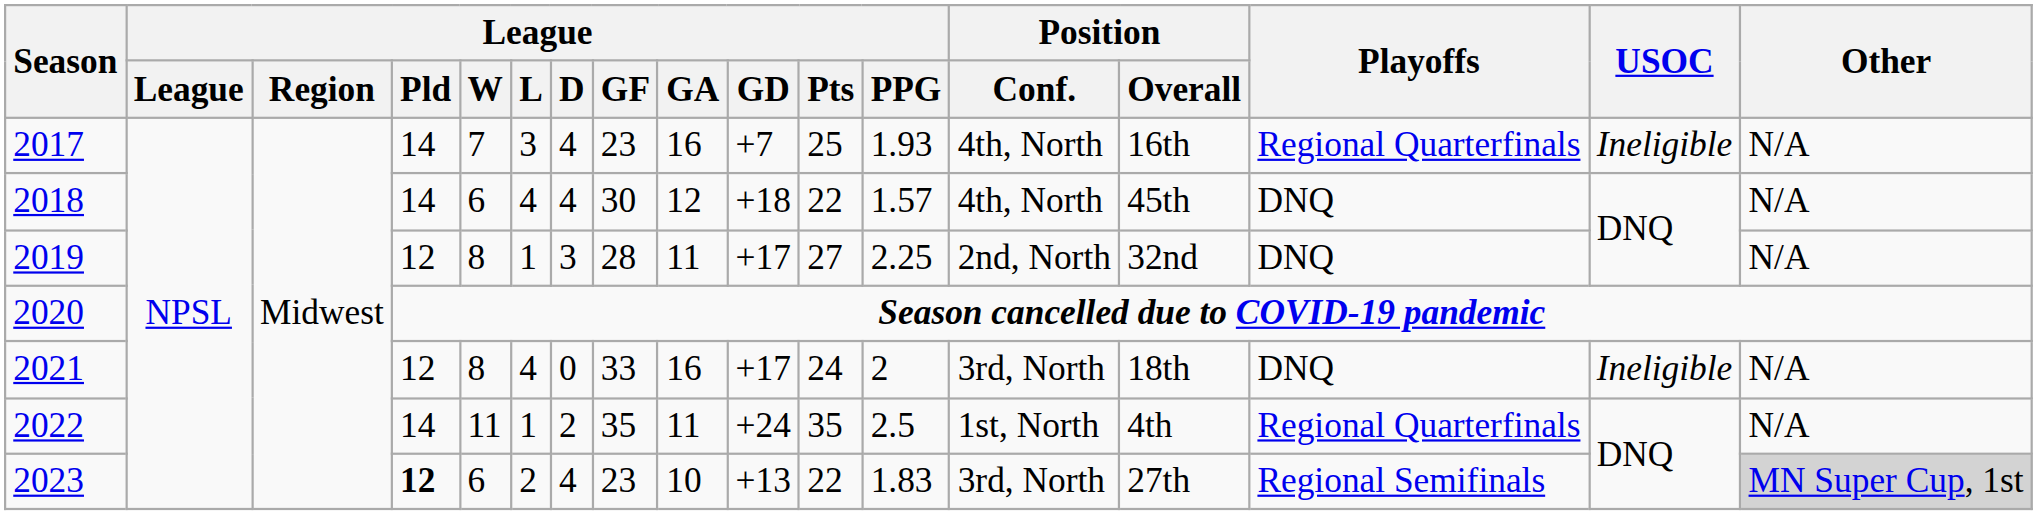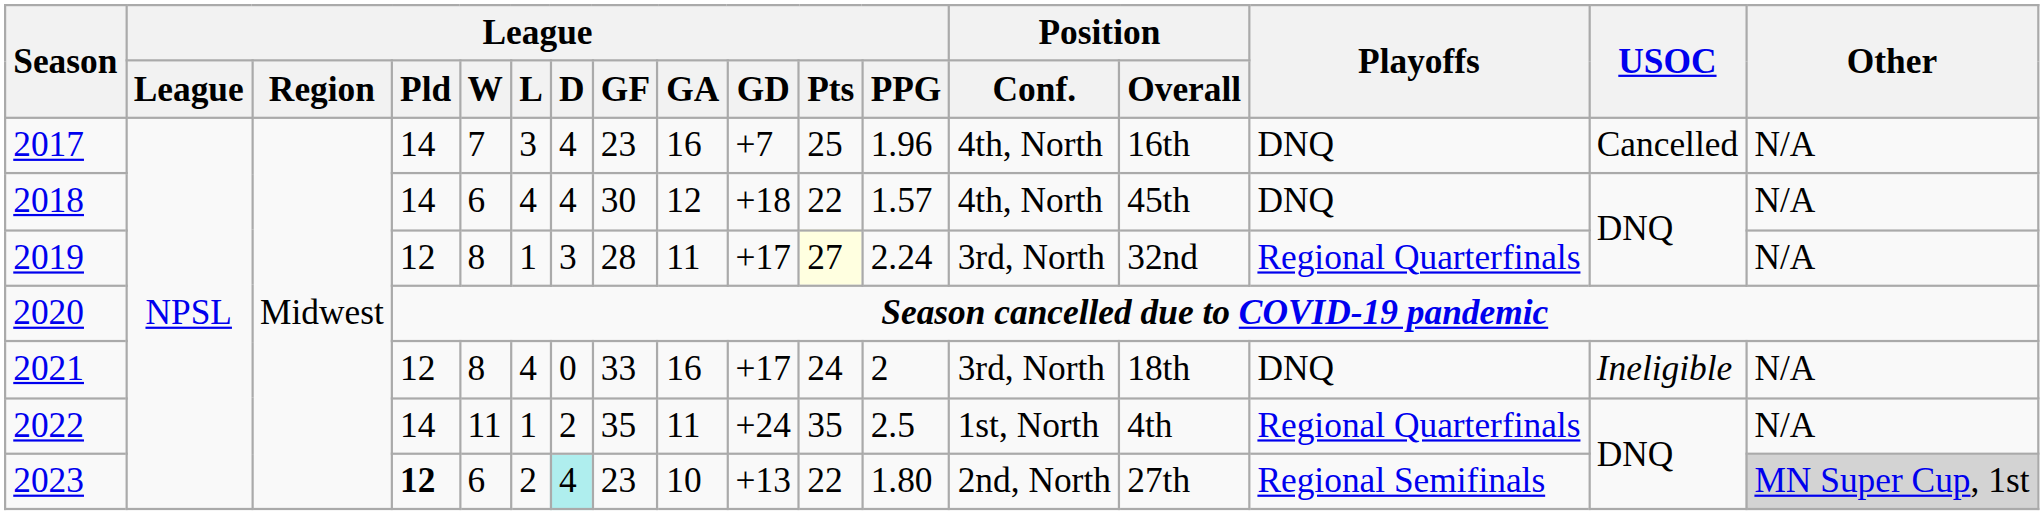(902, 144) 1.93 -> (902, 144) 1.96
(1419, 144) Regional Quarterfinals -> (1296, 144) DNQ
(1665, 144) Ineligible -> (1667, 144) Cancelled
(825, 256) no background -> (825, 256) lightyellow background
(902, 256) 2.25 -> (902, 256) 2.24
(1034, 256) 2nd, North -> (1031, 256) 3rd, North
(1296, 256) DNQ -> (1419, 256) Regional Quarterfinals
(568, 481) no background -> (568, 481) paleturquoise background
(902, 481) 1.83 -> (902, 481) 1.80
(1031, 481) 3rd, North -> (1034, 481) 2nd, North
